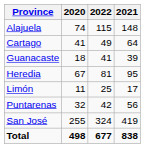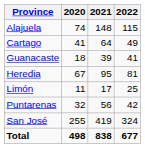columns swapped: (127, 12) <-> (101, 12)
